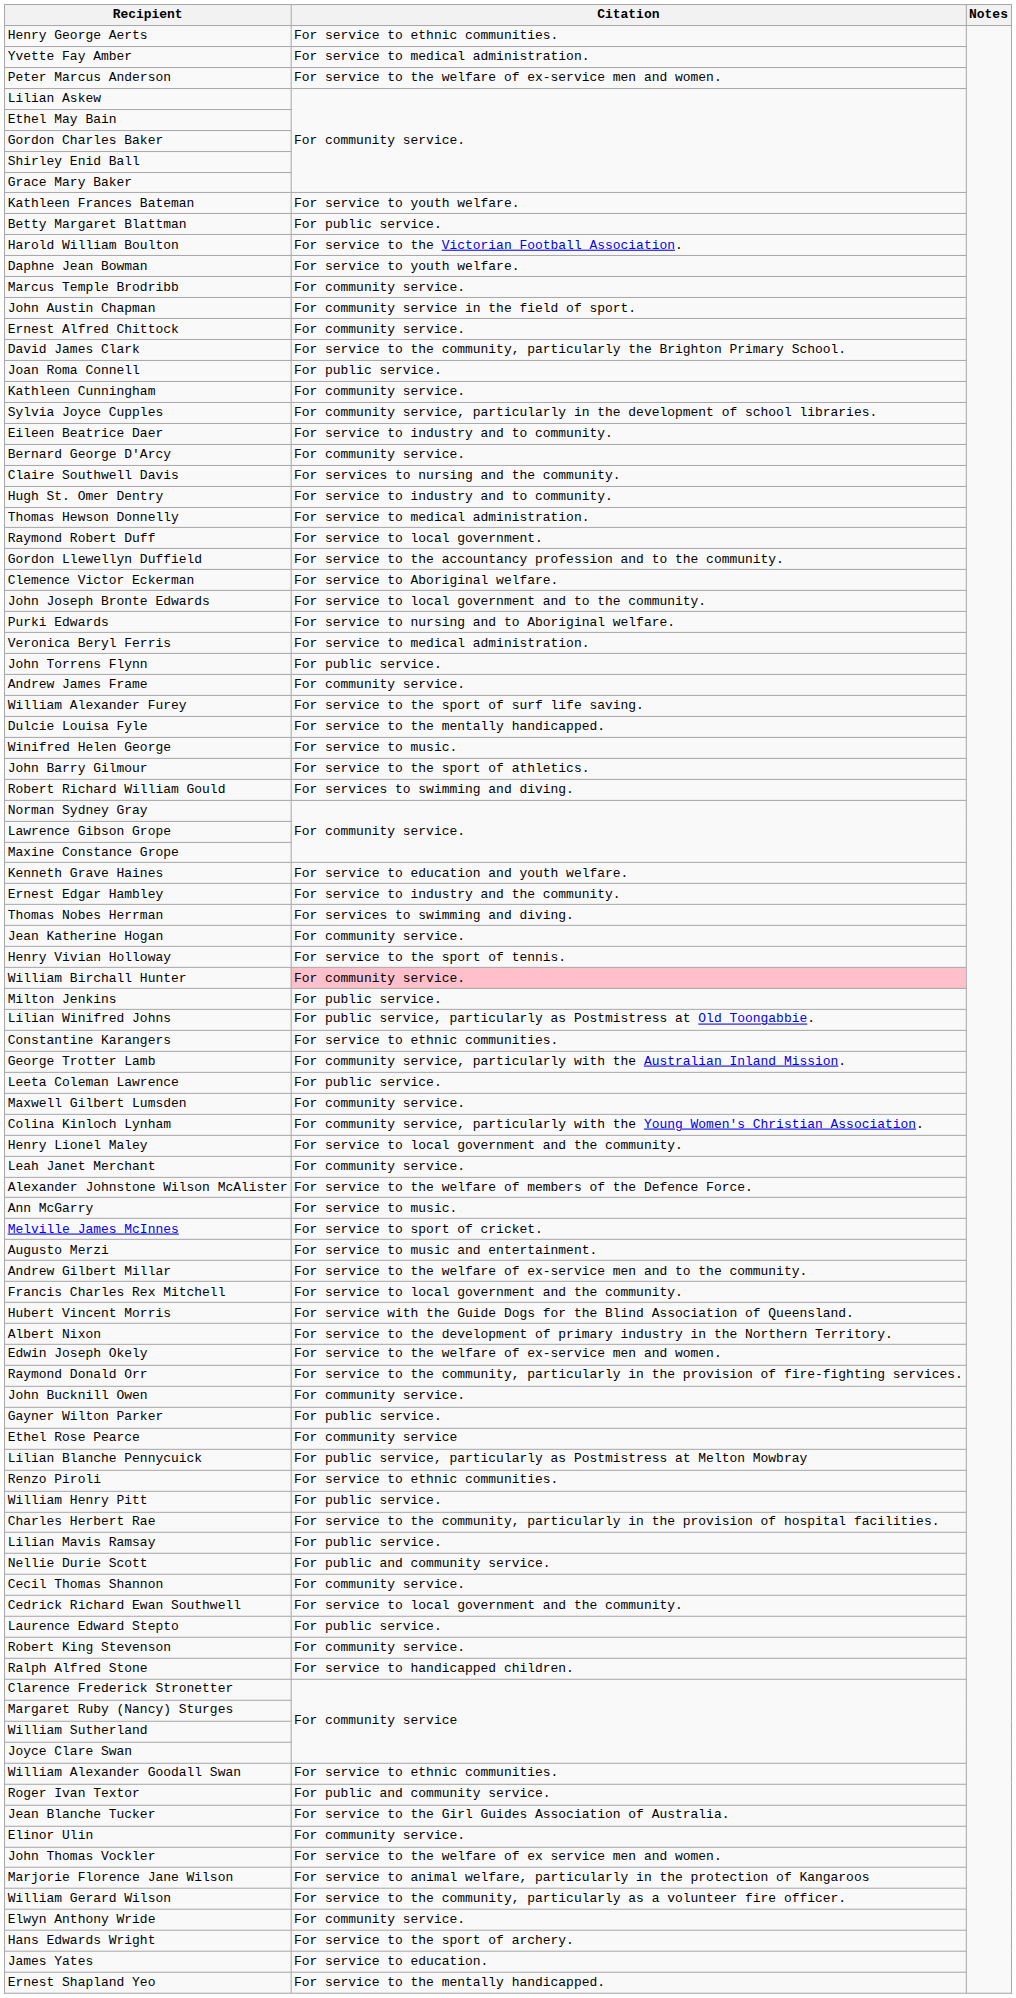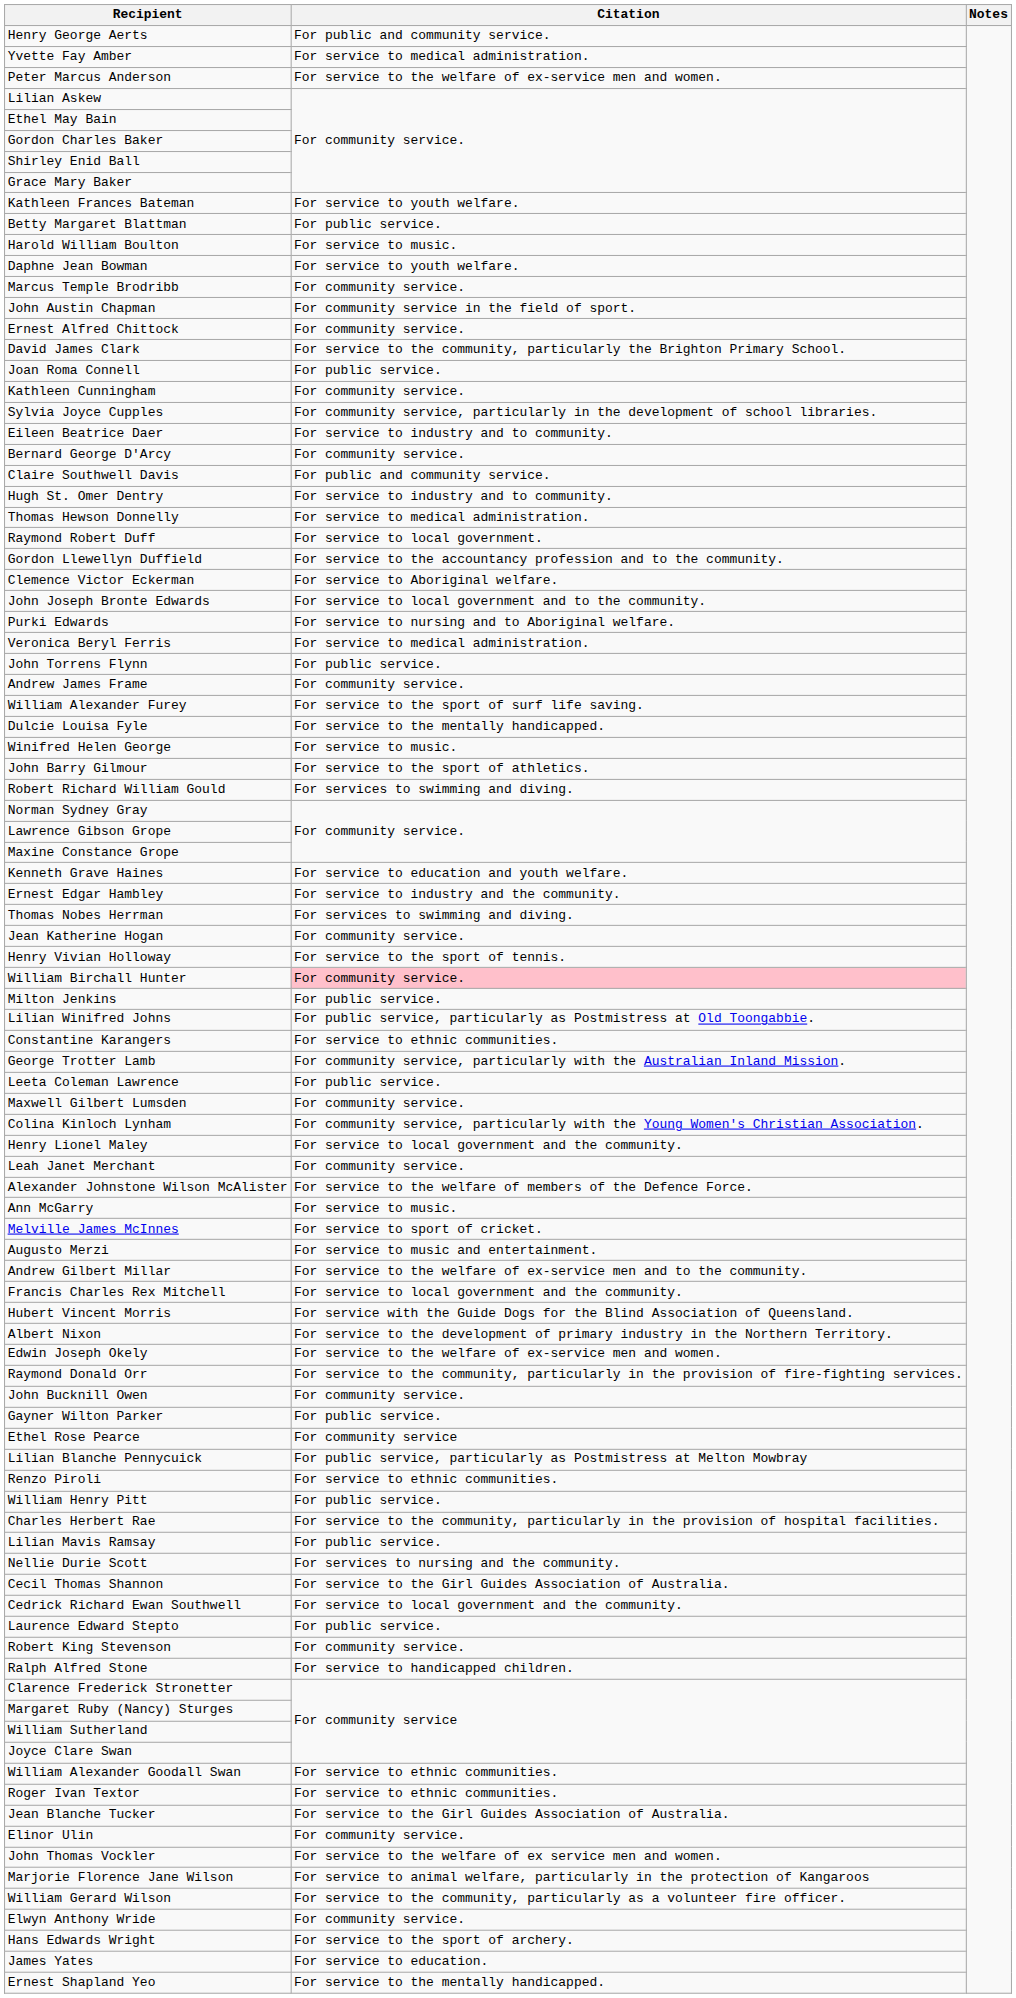(426, 36) For service to ethnic communities. -> (422, 36) For public and community service.
(488, 246) For service to the Victorian Football Association. -> (376, 246) For service to music.
(457, 476) For services to nursing and the community. -> (422, 476) For public and community service.
(422, 1564) For public and community service. -> (457, 1564) For services to nursing and the community.
(379, 1585) For community service. -> (512, 1585) For service to the Girl Guides Association of Australia.
(422, 1795) For public and community service. -> (426, 1795) For service to ethnic communities.
